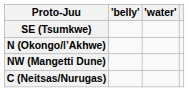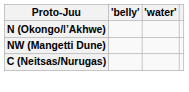- row: (56, 29)
